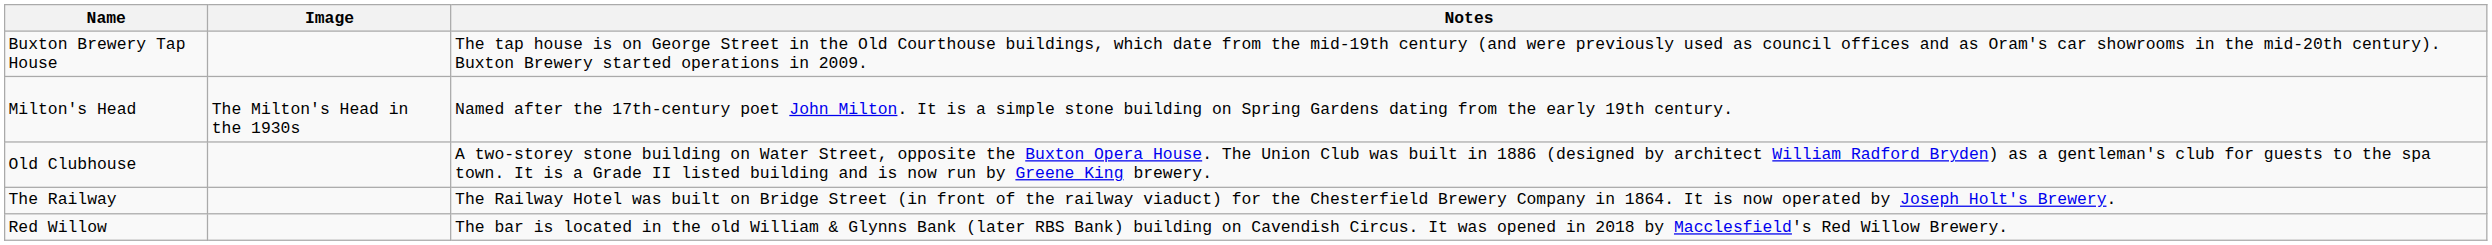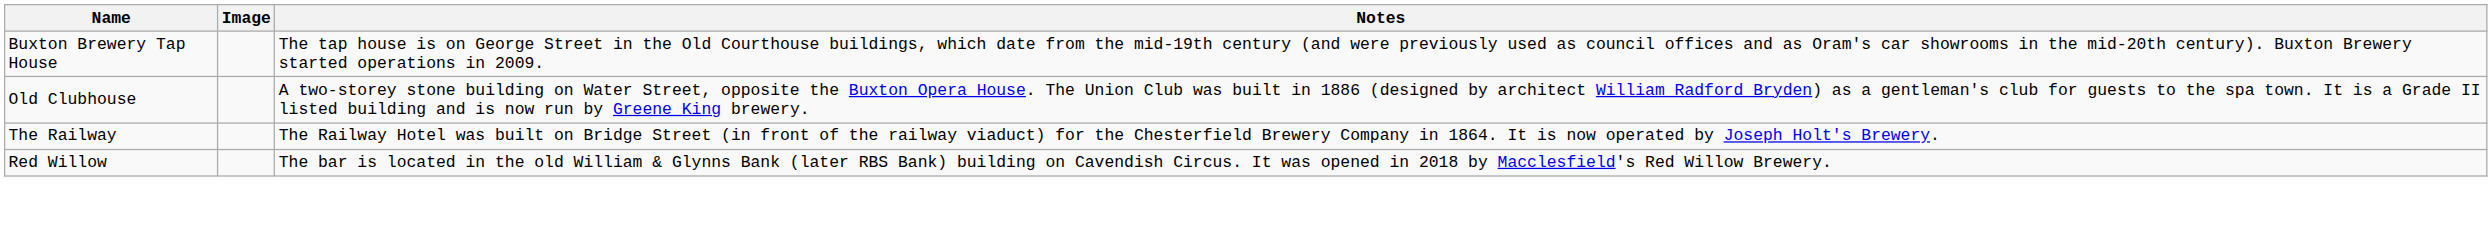- row: (72, 109)
